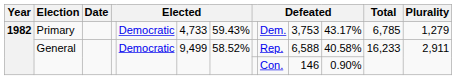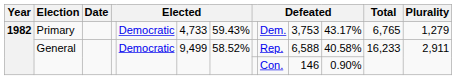(387, 30) 6,785 -> (387, 30) 6,765
